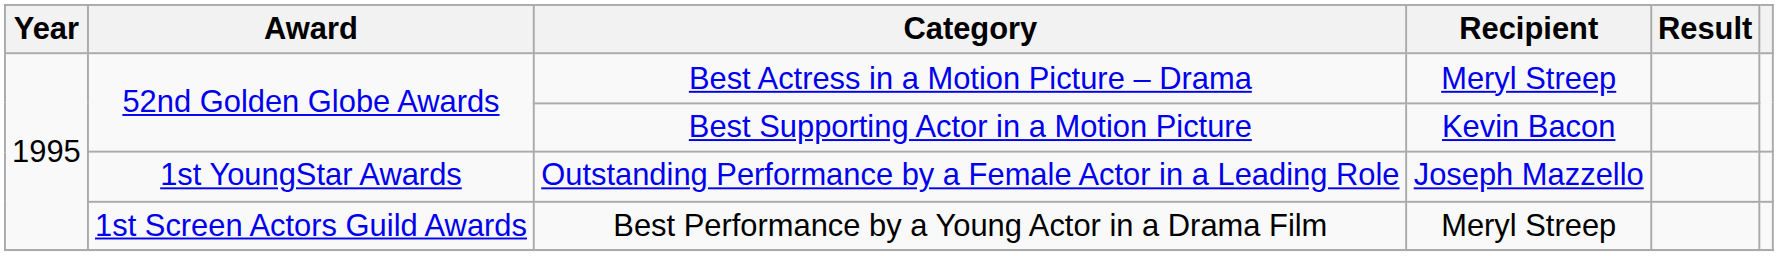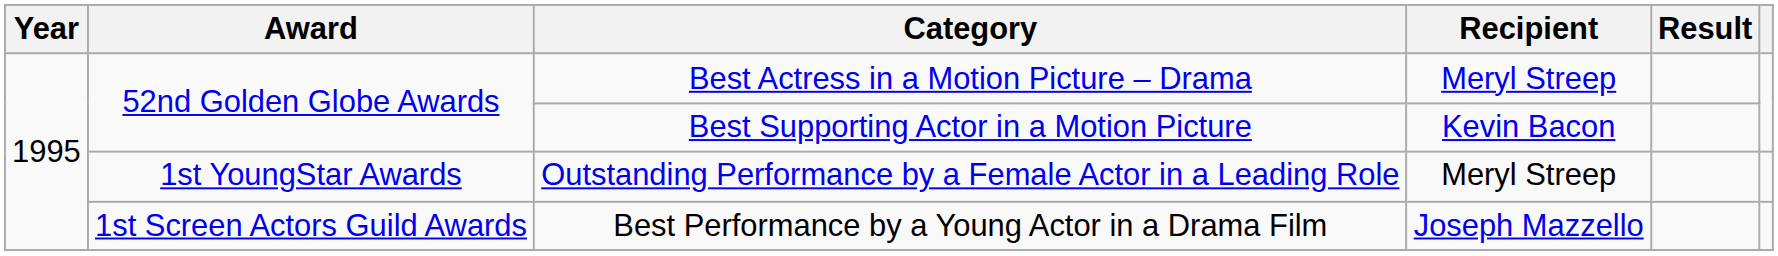(1529, 175) Joseph Mazzello -> (1529, 175) Meryl Streep
(1529, 224) Meryl Streep -> (1529, 224) Joseph Mazzello
